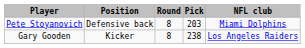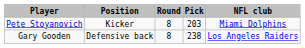(120, 24) Defensive back -> (120, 24) Kicker
(120, 37) Kicker -> (120, 37) Defensive back
